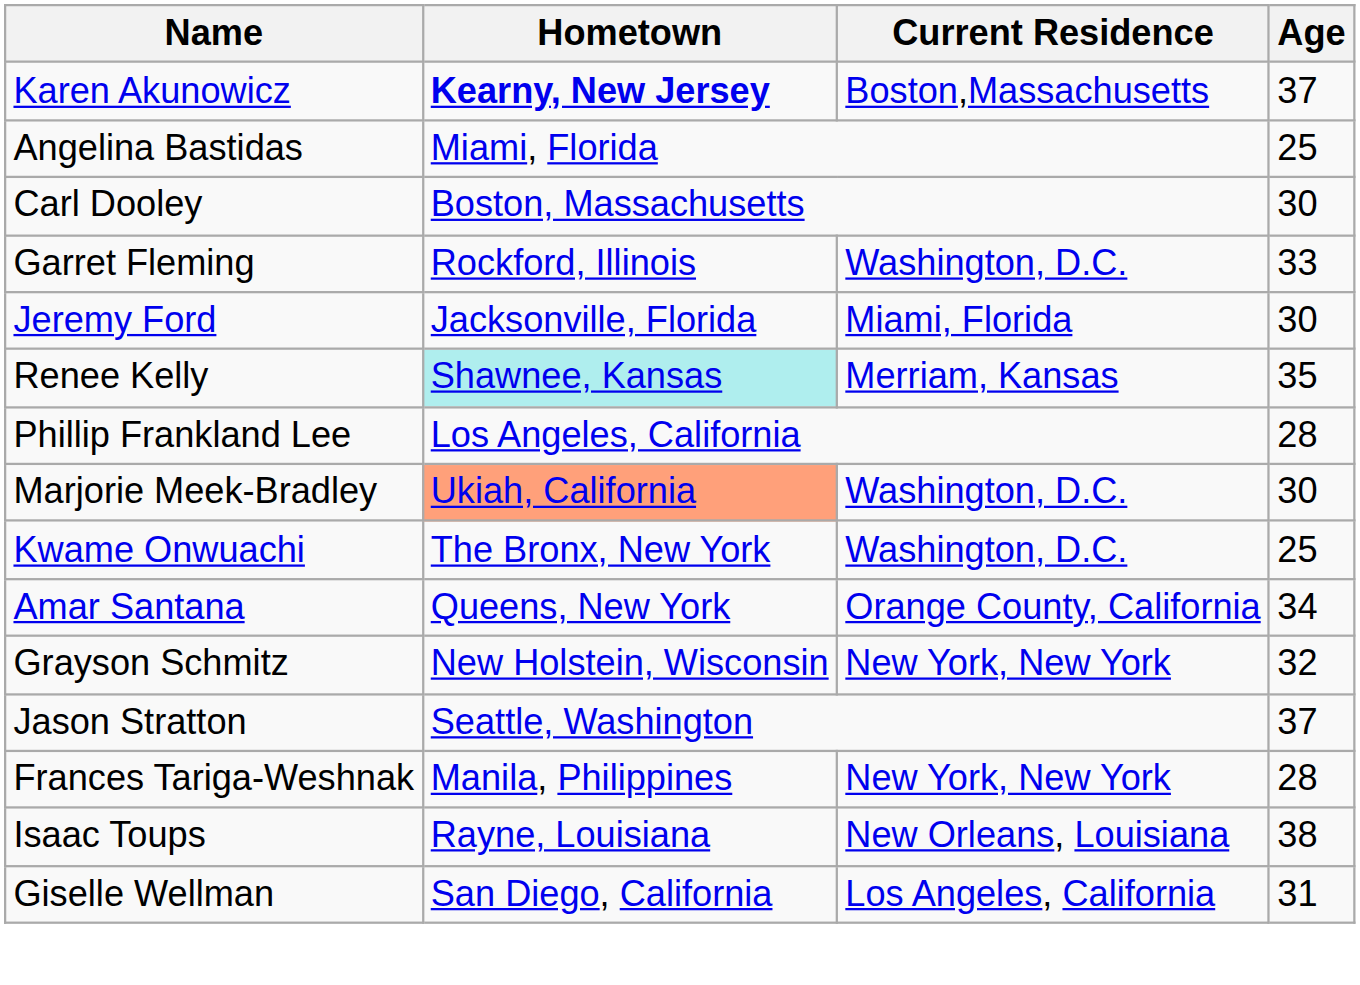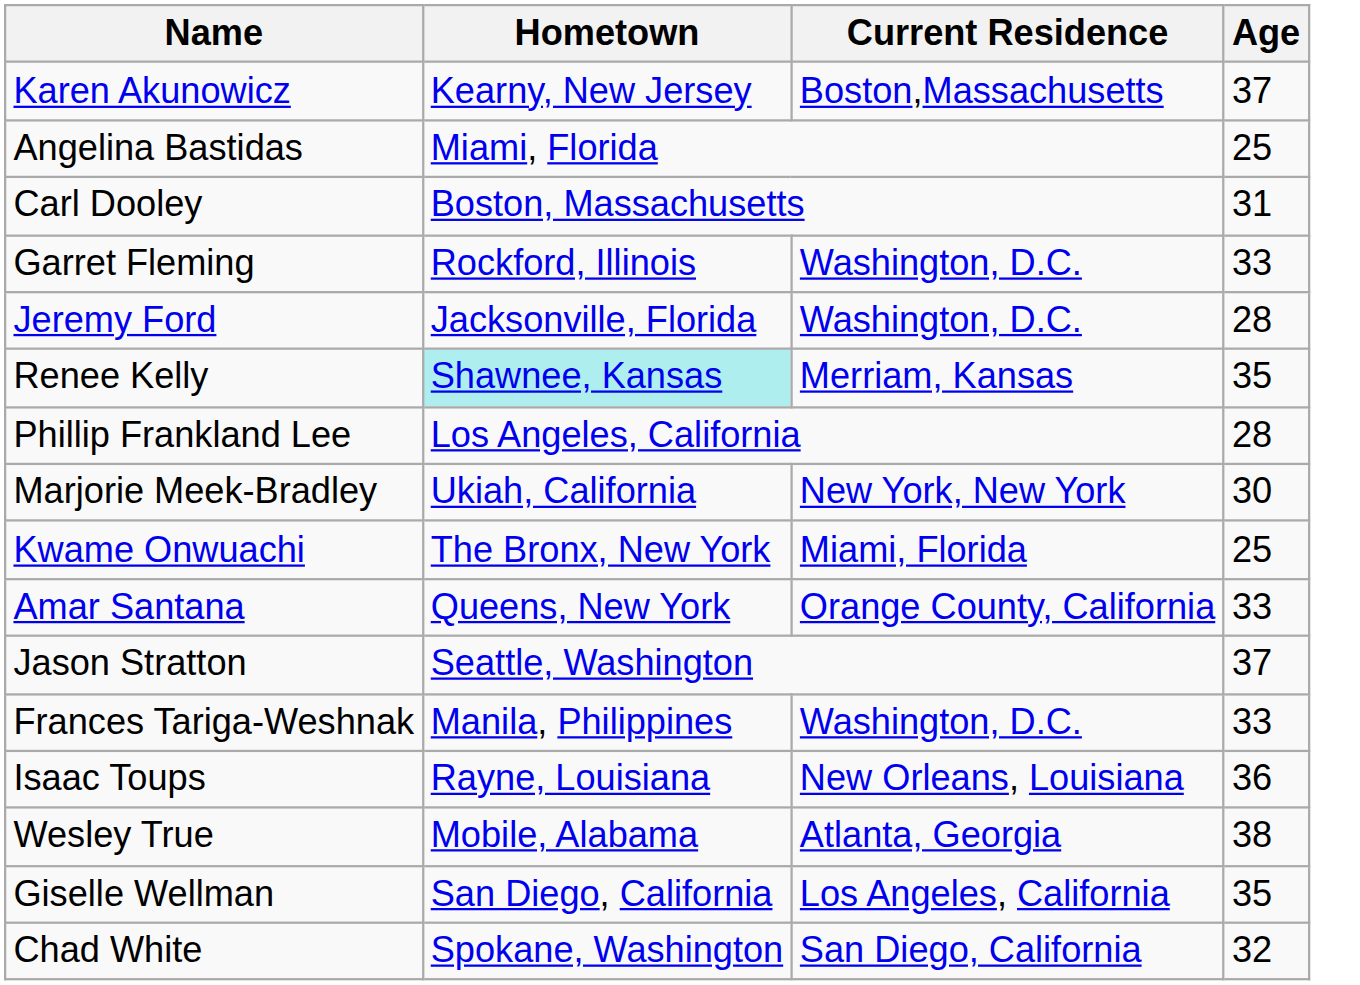(600, 90) bold -> (591, 90) normal
(1297, 205) 30 -> (1252, 205) 31
(959, 319) Miami, Florida -> (941, 319) Washington, D.C.
(1297, 319) 30 -> (1252, 319) 28
(563, 491) lightsalmon background -> (563, 491) no background
(986, 491) Washington, D.C. -> (963, 491) New York, New York
(986, 549) Washington, D.C. -> (913, 549) Miami, Florida
(1297, 606) 34 -> (1252, 606) 33
- row: (151, 663)
(1008, 778) New York, New York -> (941, 721) Washington, D.C.
(1297, 778) 28 -> (1252, 721) 33
(1297, 836) 38 -> (1252, 778) 36
+ row: (114, 836)
(1297, 893) 31 -> (1252, 893) 35
+ row: (108, 950)
